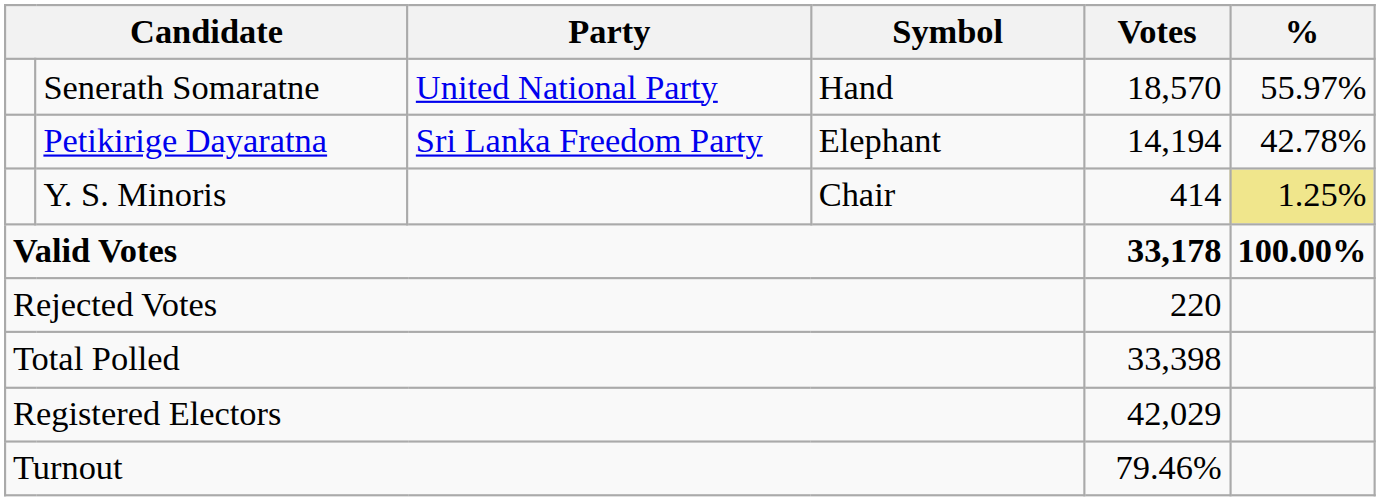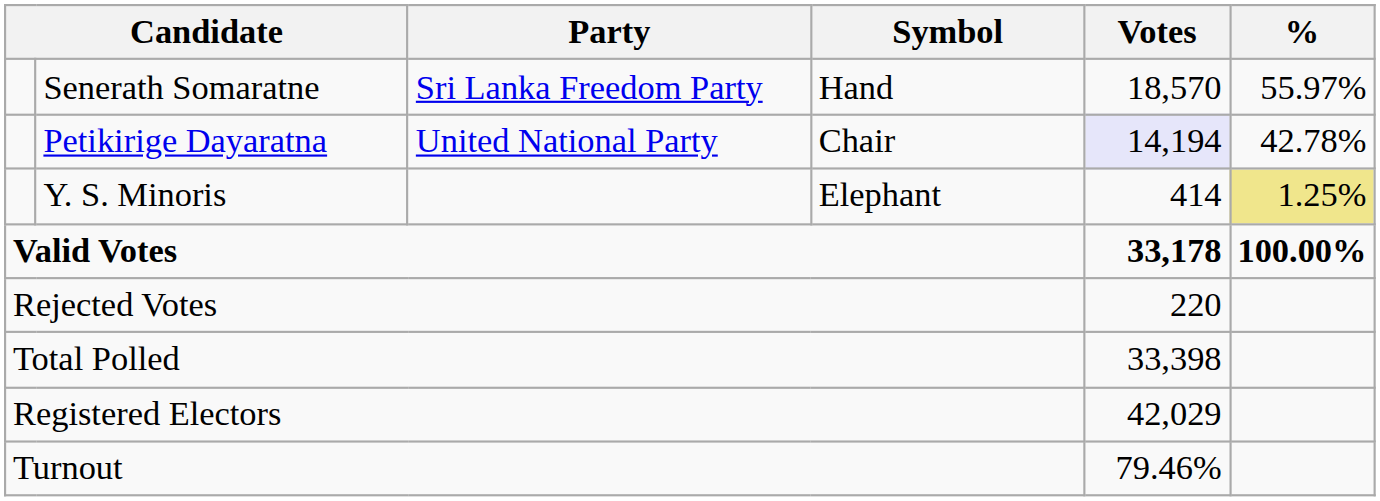(567, 86) United National Party -> (589, 86) Sri Lanka Freedom Party
(589, 140) Sri Lanka Freedom Party -> (567, 140) United National Party
(880, 140) Elephant -> (857, 140) Chair
(1174, 140) no background -> (1174, 140) lavender background
(857, 195) Chair -> (880, 195) Elephant
